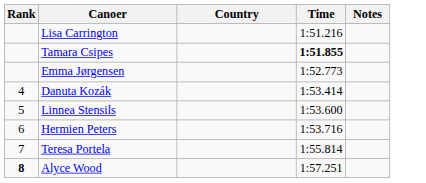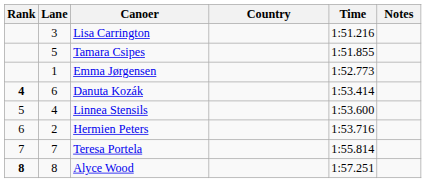+ column: (54, 14)
(321, 52) bold -> (353, 52) normal
(21, 91) normal -> (21, 91) bold
